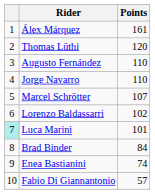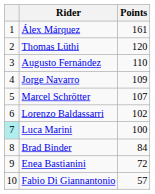(140, 80) 110 -> (140, 80) 109
(140, 130) 101 -> (140, 130) 100
(142, 164) 74 -> (142, 164) 72
